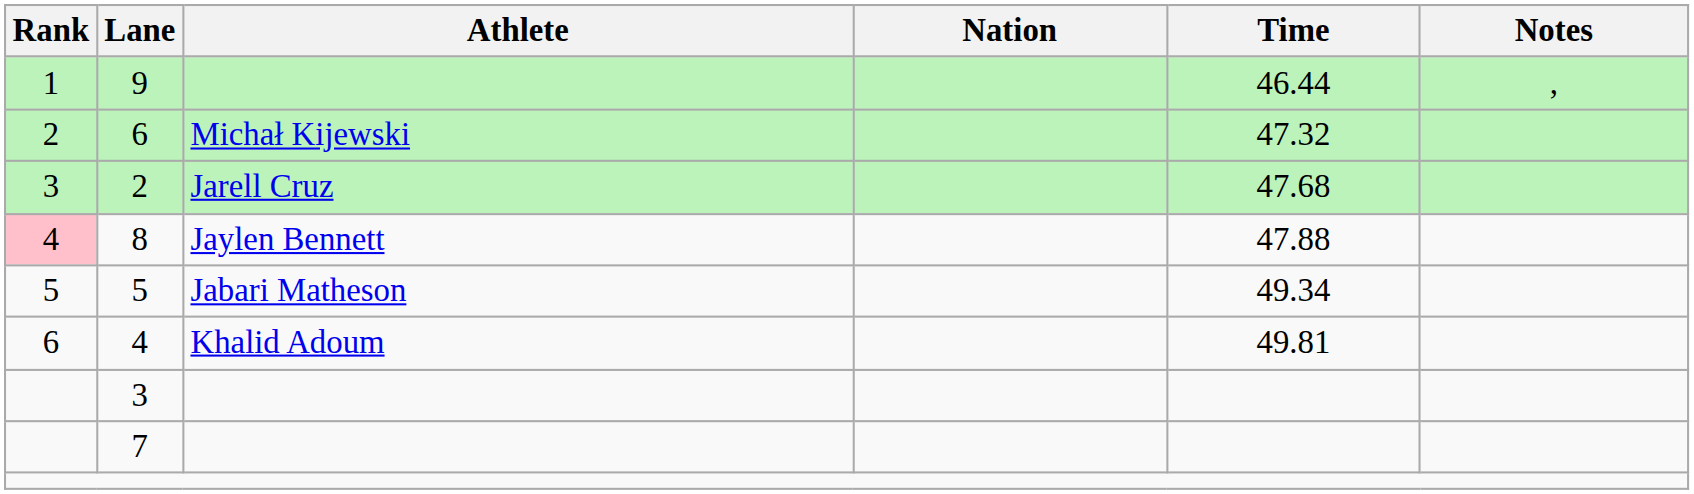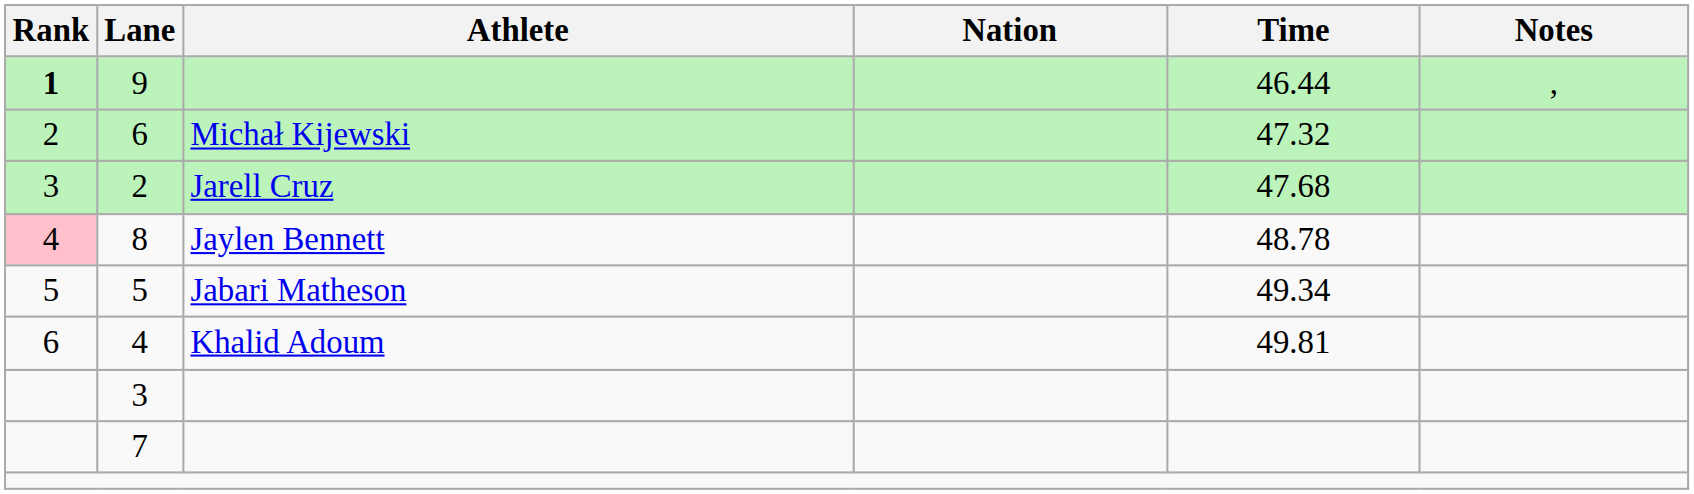(51, 82) normal -> (51, 82) bold
(1293, 238) 47.88 -> (1293, 238) 48.78
